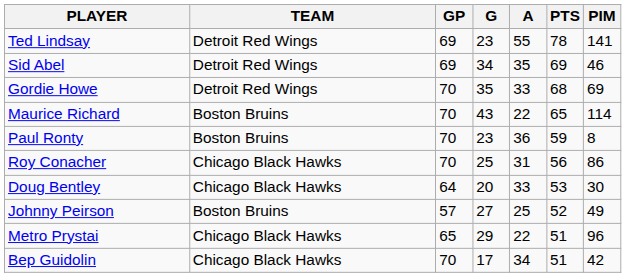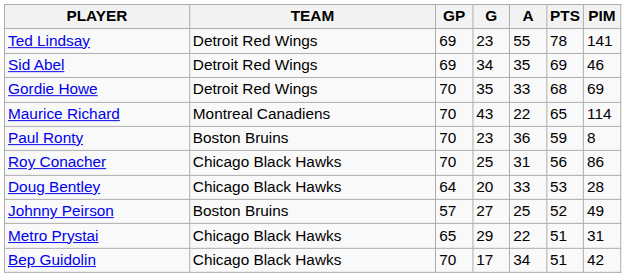(241, 114) Boston Bruins -> (262, 114) Montreal Canadiens
(596, 187) 30 -> (596, 187) 28
(596, 235) 96 -> (596, 235) 31
